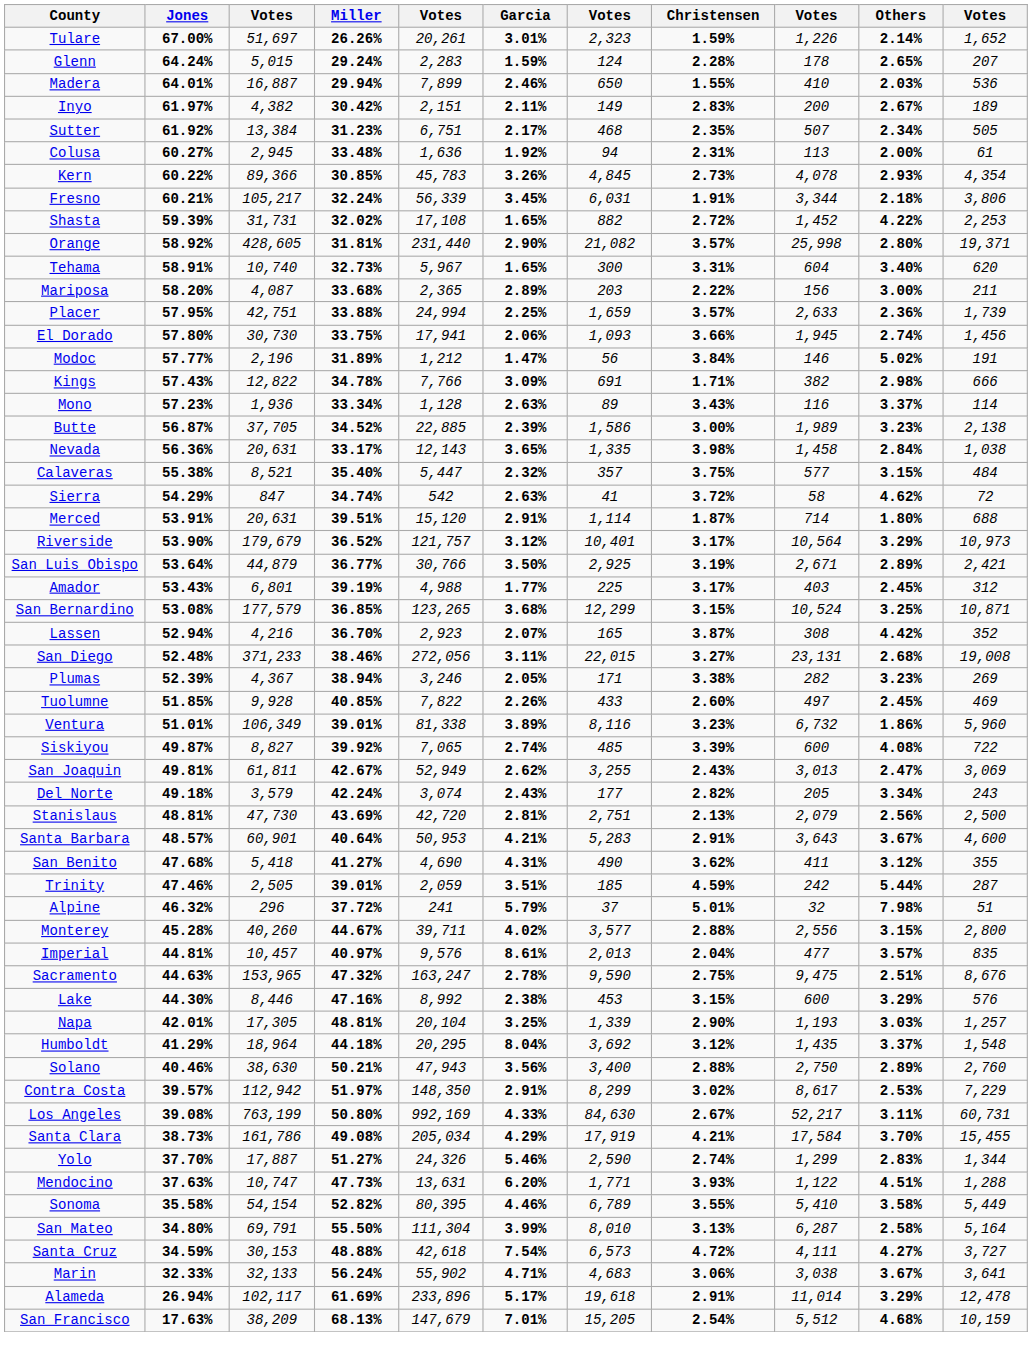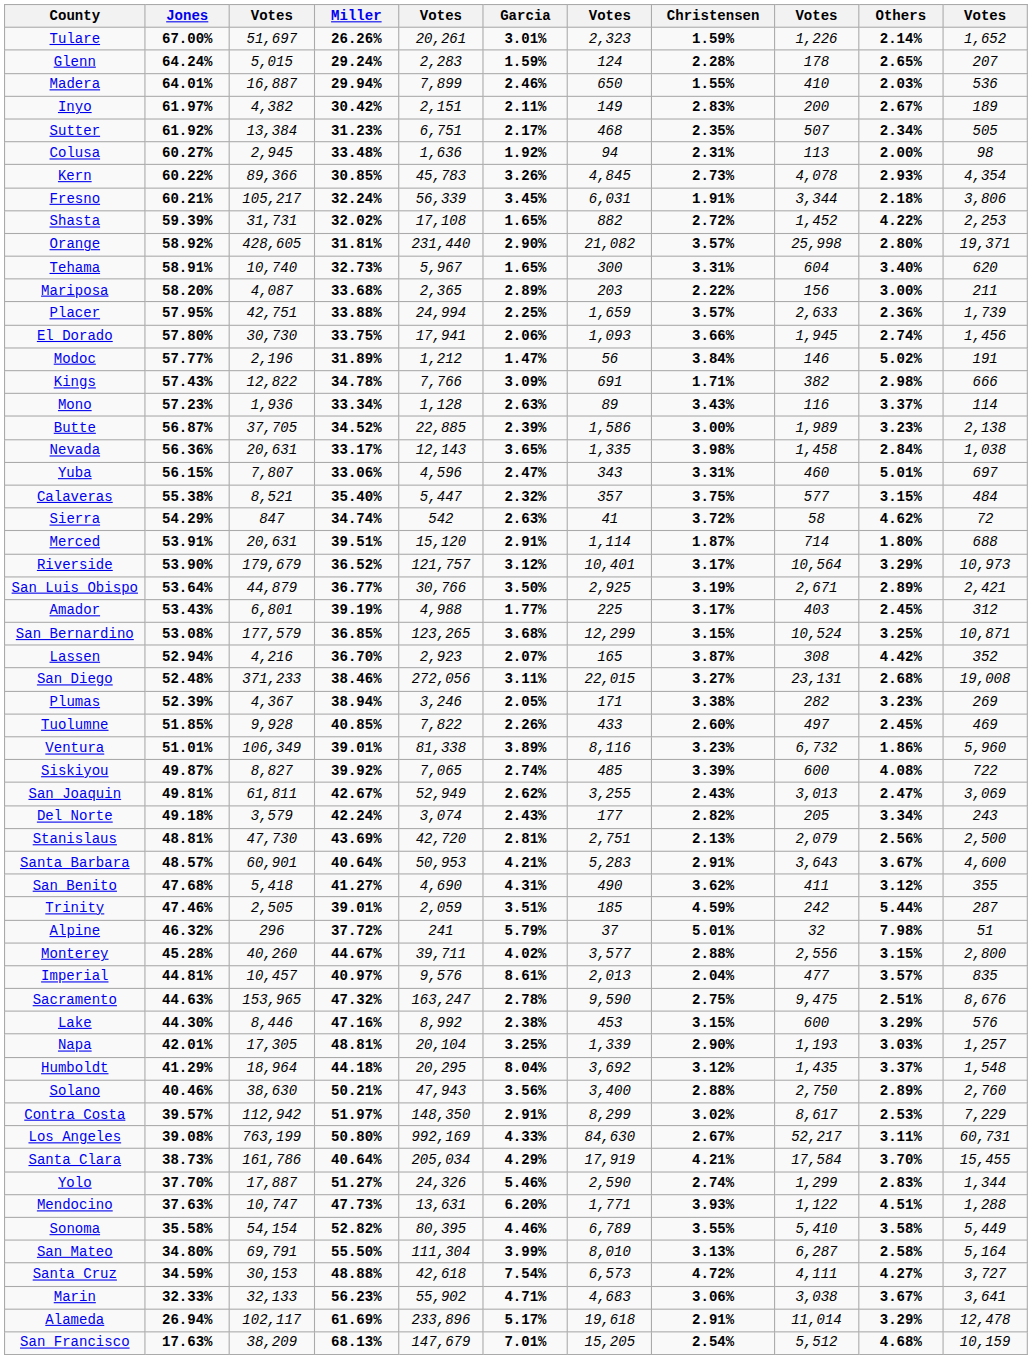(985, 153) 61 -> (985, 153) 98
+ row: (75, 474)
(356, 1137) 49.08% -> (356, 1160) 40.64%
(356, 1275) 56.24% -> (356, 1297) 56.23%
